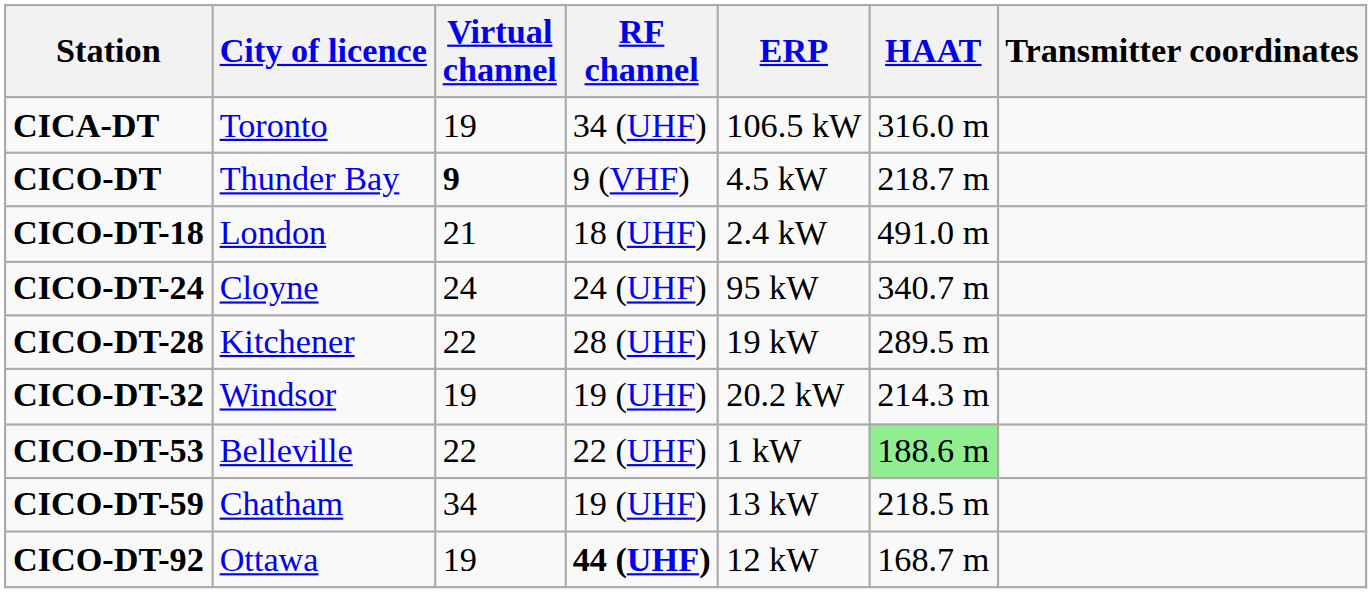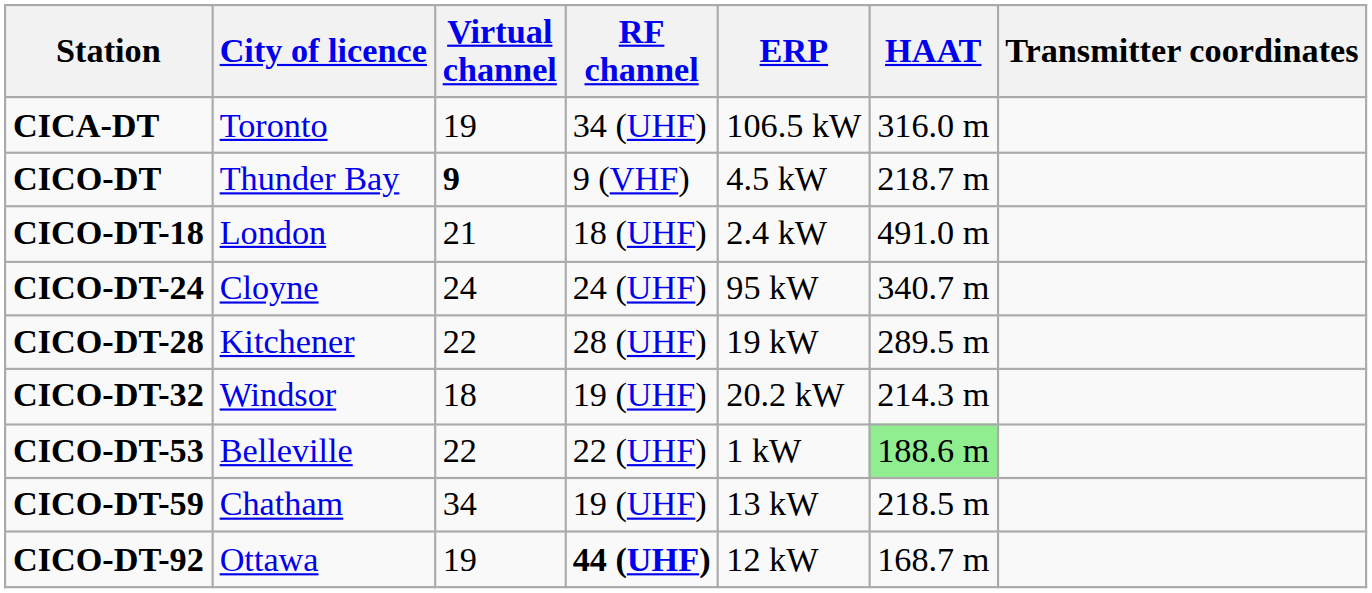(460, 395) 19 -> (460, 395) 18
